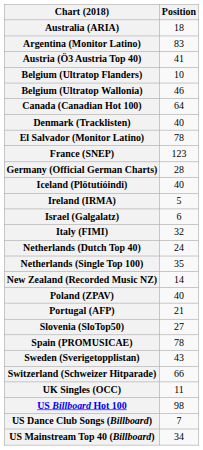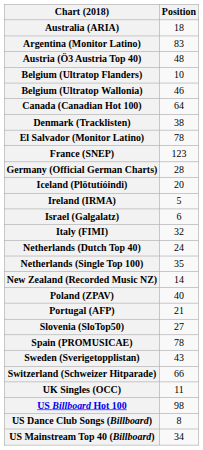(179, 59) 41 -> (179, 59) 48
(179, 122) 40 -> (179, 122) 38
(179, 185) 40 -> (179, 185) 20
(179, 421) 7 -> (179, 421) 8
